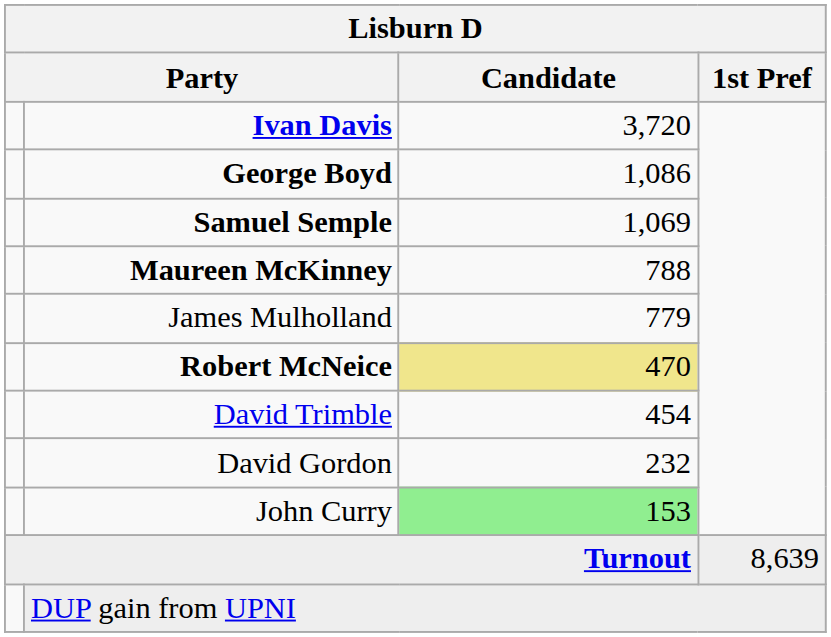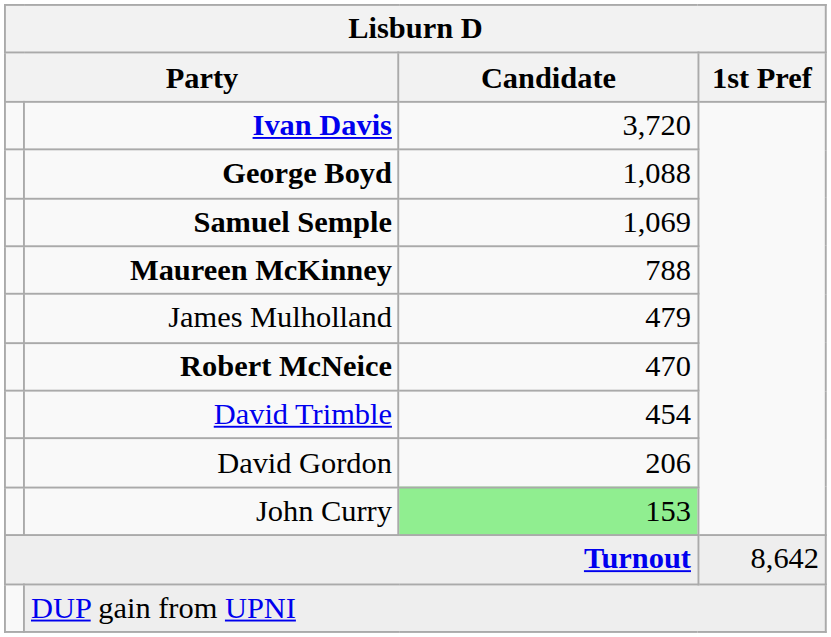(657, 173) 1,086 -> (657, 173) 1,088
(668, 317) 779 -> (668, 317) 479
(668, 366) khaki background -> (668, 366) no background
(668, 462) 232 -> (668, 462) 206
(785, 558) 8,639 -> (785, 558) 8,642
